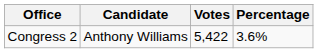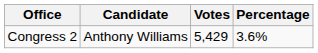(211, 36) 5,422 -> (211, 36) 5,429
